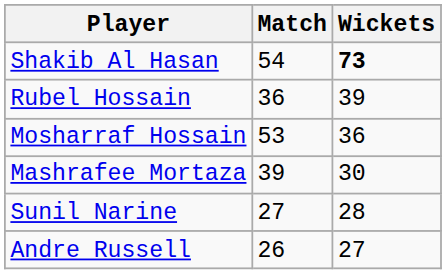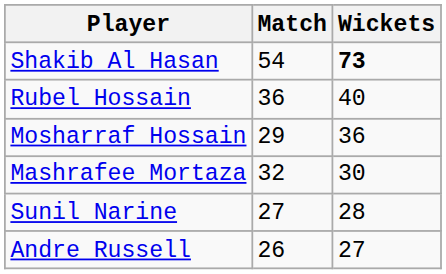(352, 99) 39 -> (352, 99) 40
(271, 137) 53 -> (271, 137) 29
(271, 175) 39 -> (271, 175) 32
